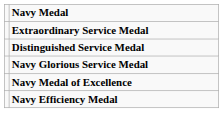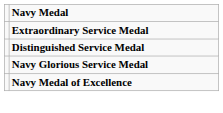- row: (65, 99)
